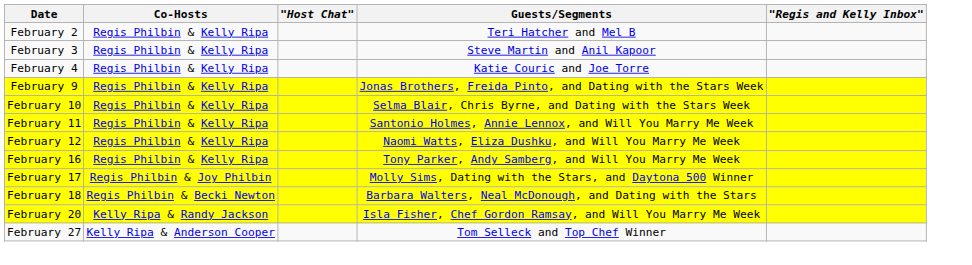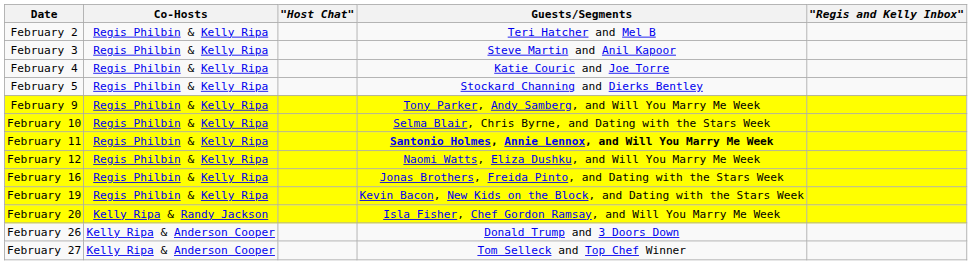+ row: (44, 86)
(562, 86) Jonas Brothers, Freida Pinto, and Dating with the Stars Week -> (582, 105) Tony Parker, Andy Samberg, and Will You Marry Me Week
(562, 123) normal -> (582, 141) bold
(562, 159) Tony Parker, Andy Samberg, and Will You Marry Me Week -> (582, 178) Jonas Brothers, Freida Pinto, and Dating with the Stars Week
- row: (44, 178)
- row: (44, 196)
+ row: (44, 196)
+ row: (44, 232)
